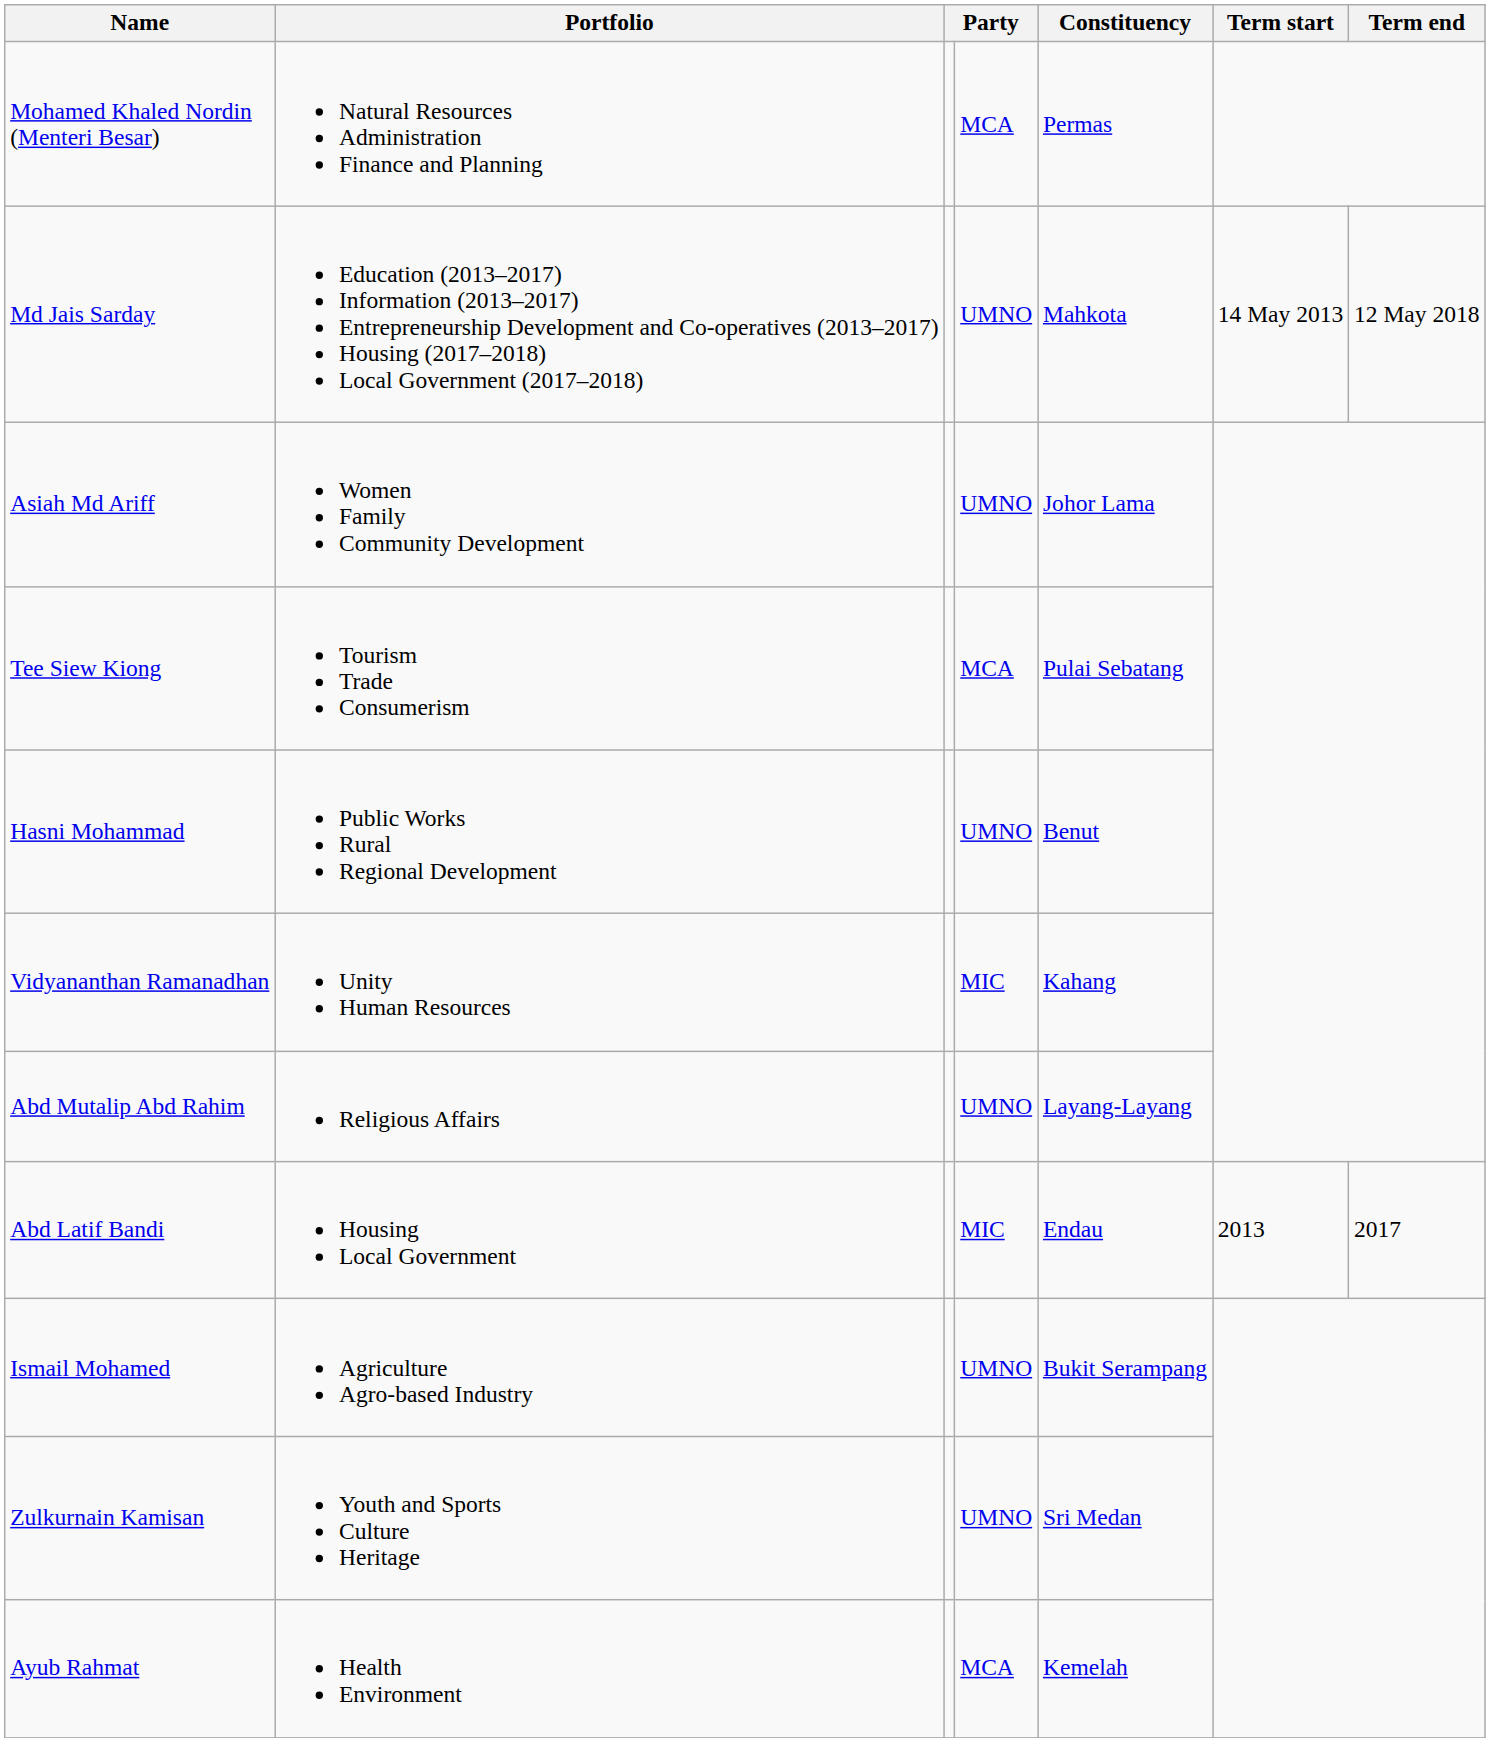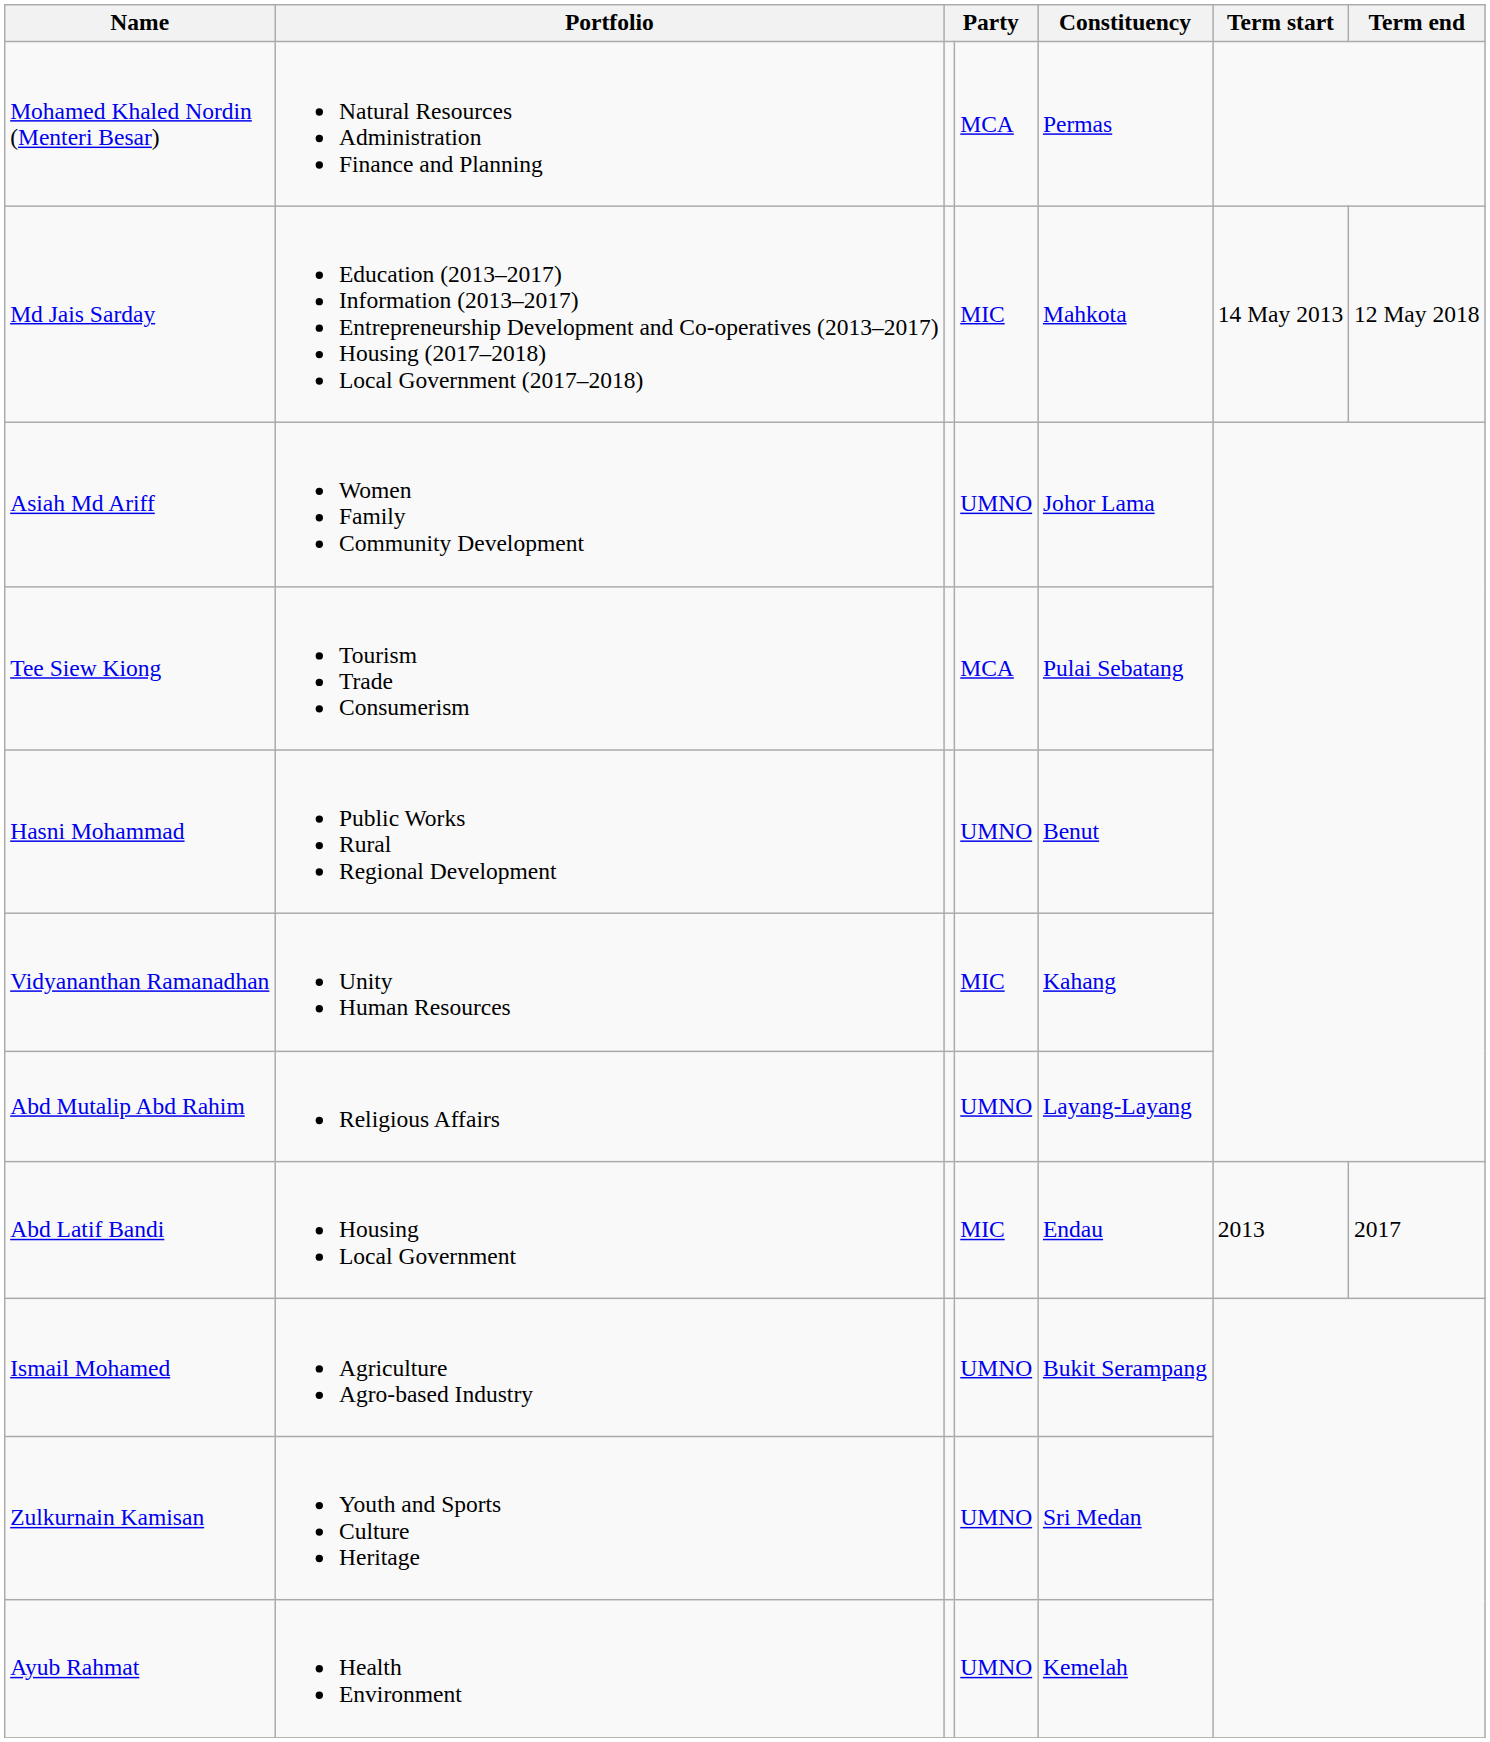(996, 313) UMNO -> (982, 313) MIC
(987, 1668) MCA -> (996, 1668) UMNO
